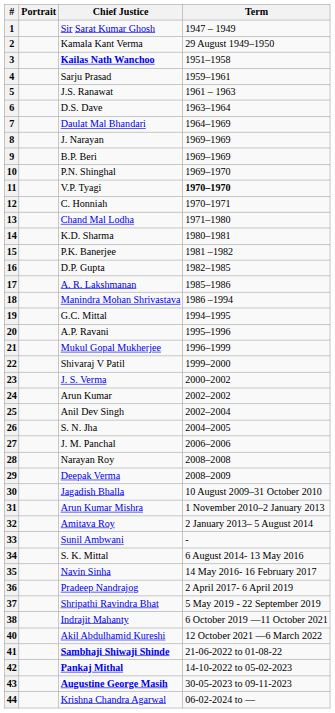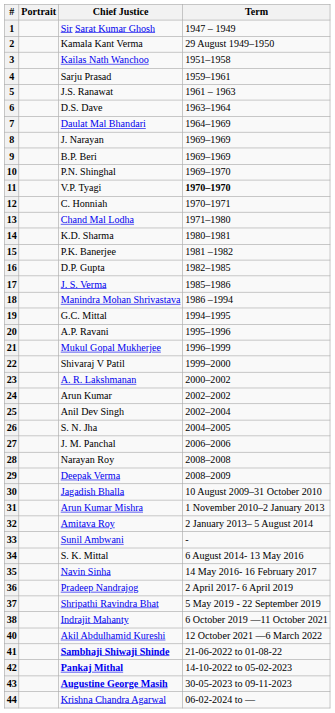(108, 60) bold -> (105, 60) normal
(99, 284) A. R. Lakshmanan -> (84, 284) J. S. Verma
(84, 380) J. S. Verma -> (99, 380) A. R. Lakshmanan
